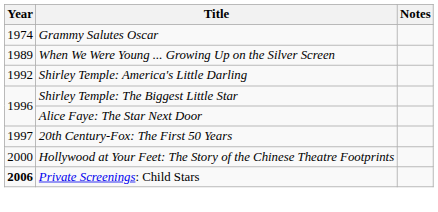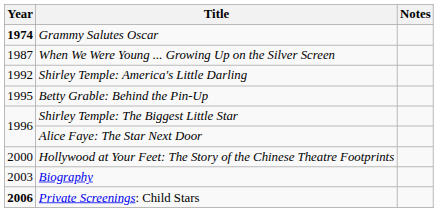(20, 34) normal -> (20, 34) bold
(20, 55) 1989 -> (20, 55) 1987
+ row: (123, 95)
- row: (136, 136)
+ row: (66, 177)
